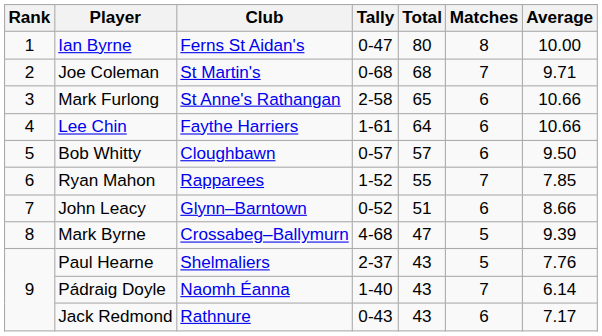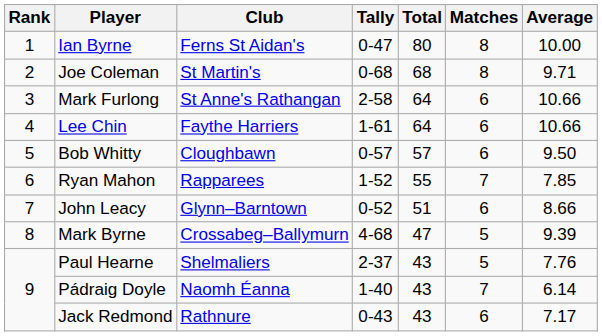(484, 72) 7 -> (484, 72) 8
(422, 99) 65 -> (422, 99) 64
